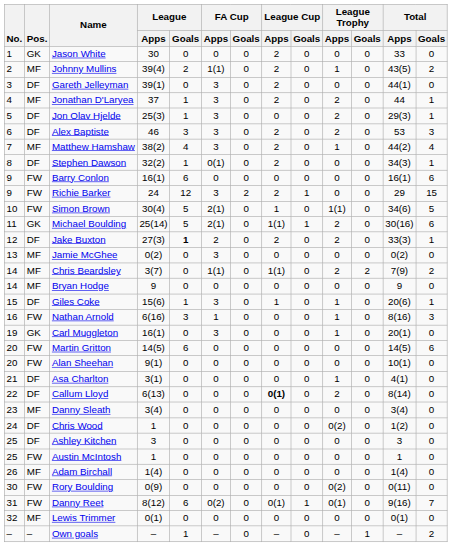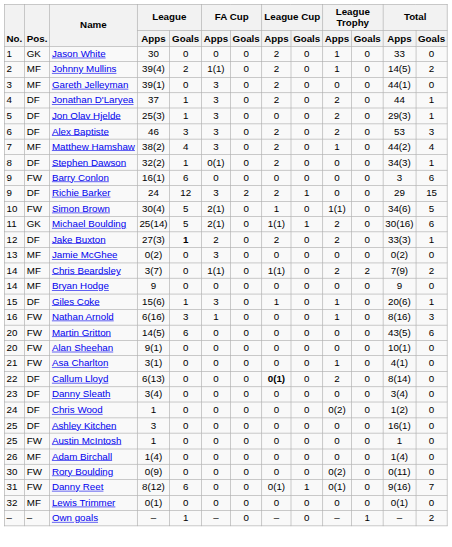(337, 54) 0 -> (337, 54) 1
(399, 69) 43(5) -> (399, 69) 14(5)
(33, 85) DF -> (34, 85) MF
(34, 100) MF -> (33, 100) DF
(399, 178) 16(1) -> (399, 178) 3
(34, 193) FW -> (33, 193) DF
- row: (85, 332)
(399, 348) 14(5) -> (399, 332) 43(5)
(33, 379) DF -> (34, 363) FW
(34, 410) MF -> (33, 394) DF
(399, 441) 3 -> (399, 425) 16(1)
(216, 503) 0(2) -> (216, 487) 0
